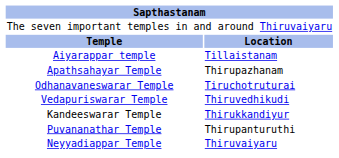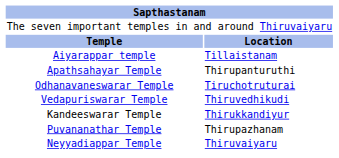(244, 71) Thirupazhanam -> (250, 71) Thirupanturuthi
(250, 129) Thirupanturuthi -> (244, 129) Thirupazhanam
